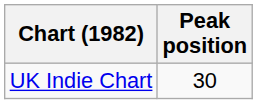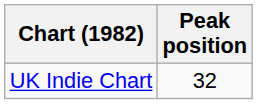(205, 80) 30 -> (205, 80) 32
